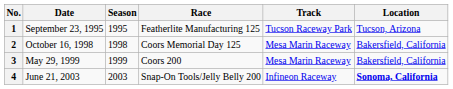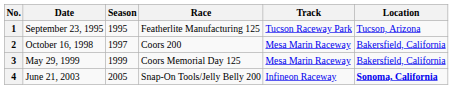(118, 44) 1998 -> (118, 44) 1997
(191, 44) Coors Memorial Day 125 -> (161, 44) Coors 200
(161, 60) Coors 200 -> (191, 60) Coors Memorial Day 125
(118, 76) 2003 -> (118, 76) 2005
